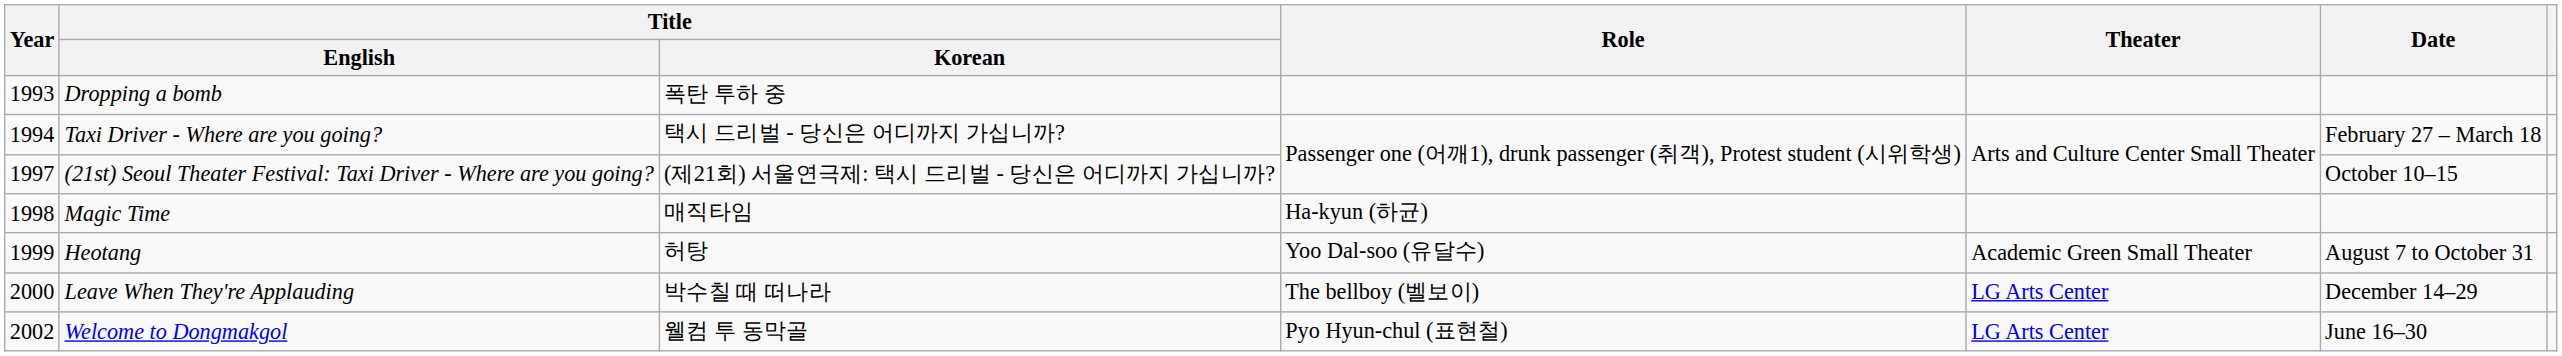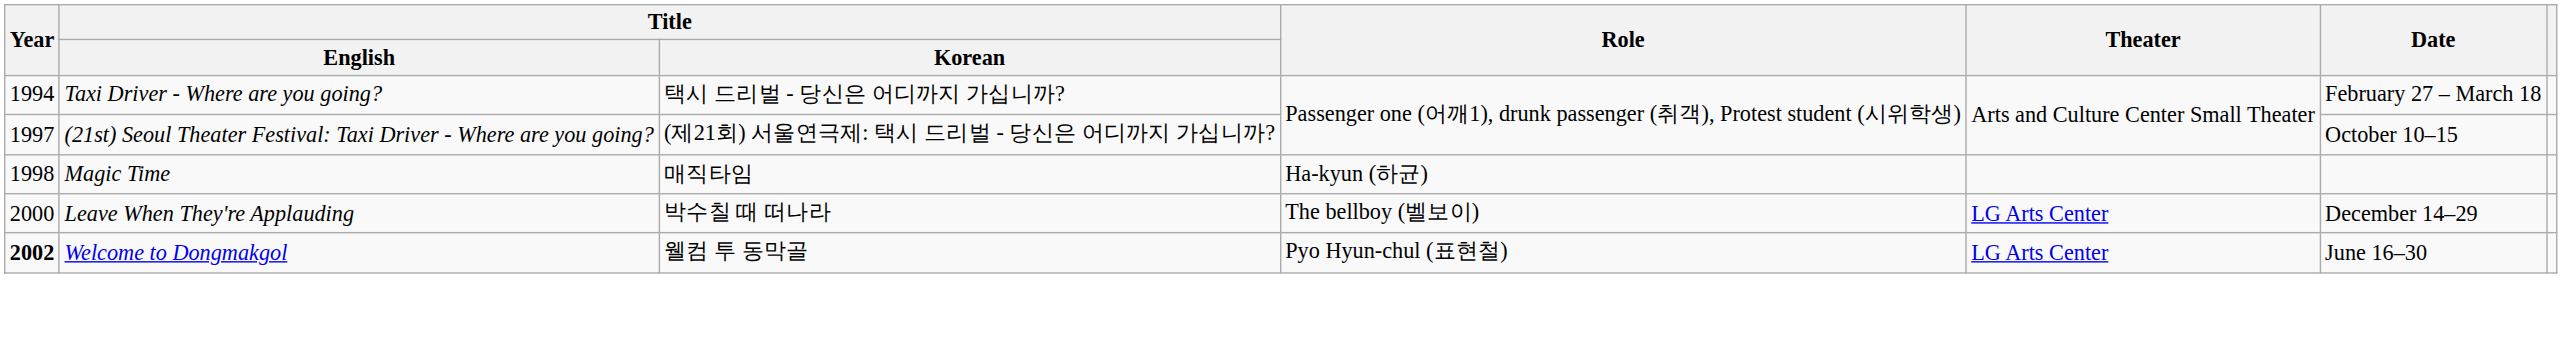- row: (143, 94)
- row: (103, 252)
(32, 331) normal -> (32, 252) bold
